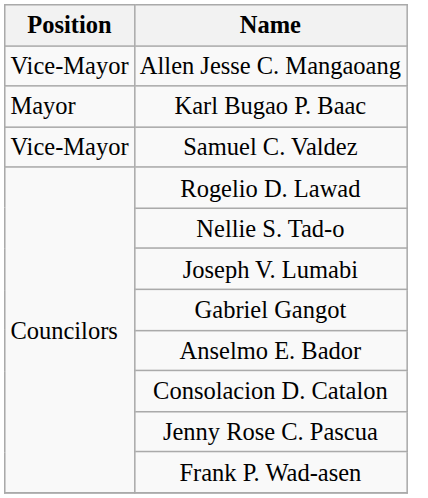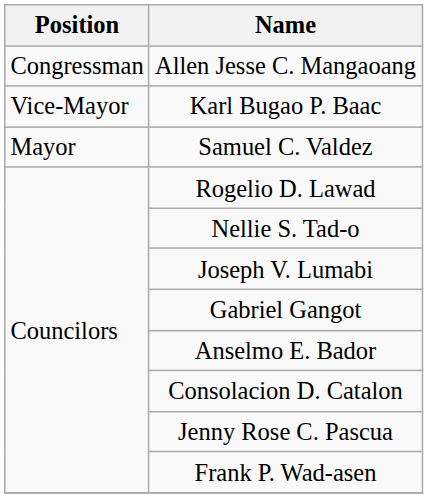(69, 66) Vice-Mayor -> (77, 66) Congressman
(43, 106) Mayor -> (69, 106) Vice-Mayor
(69, 147) Vice-Mayor -> (43, 147) Mayor
